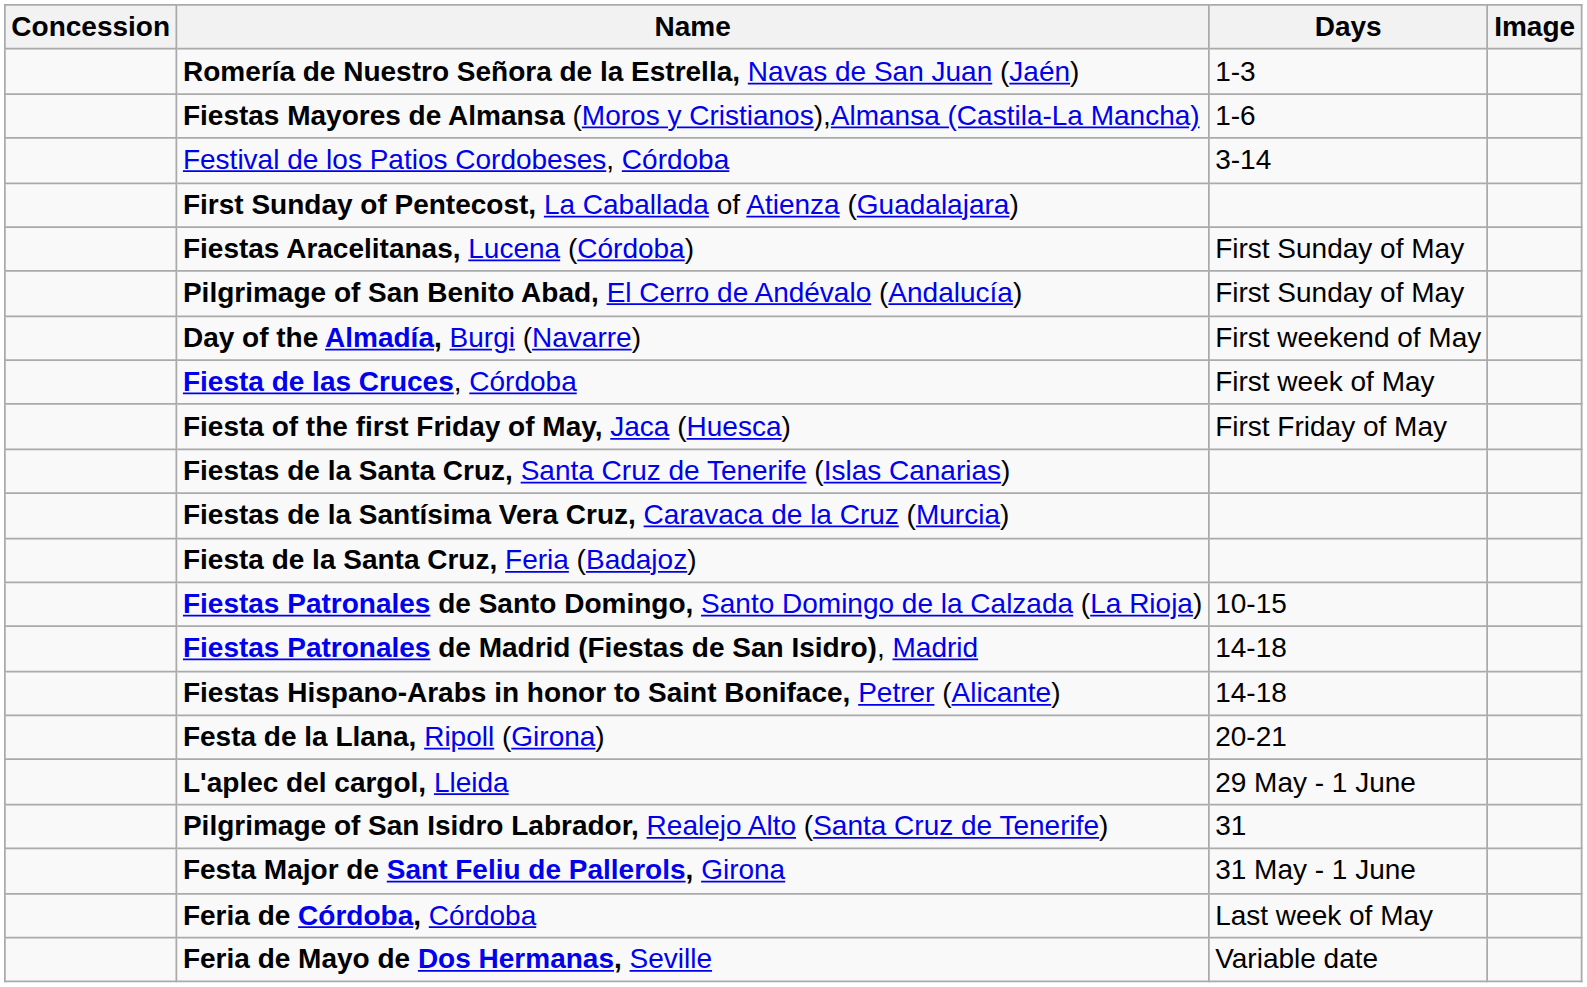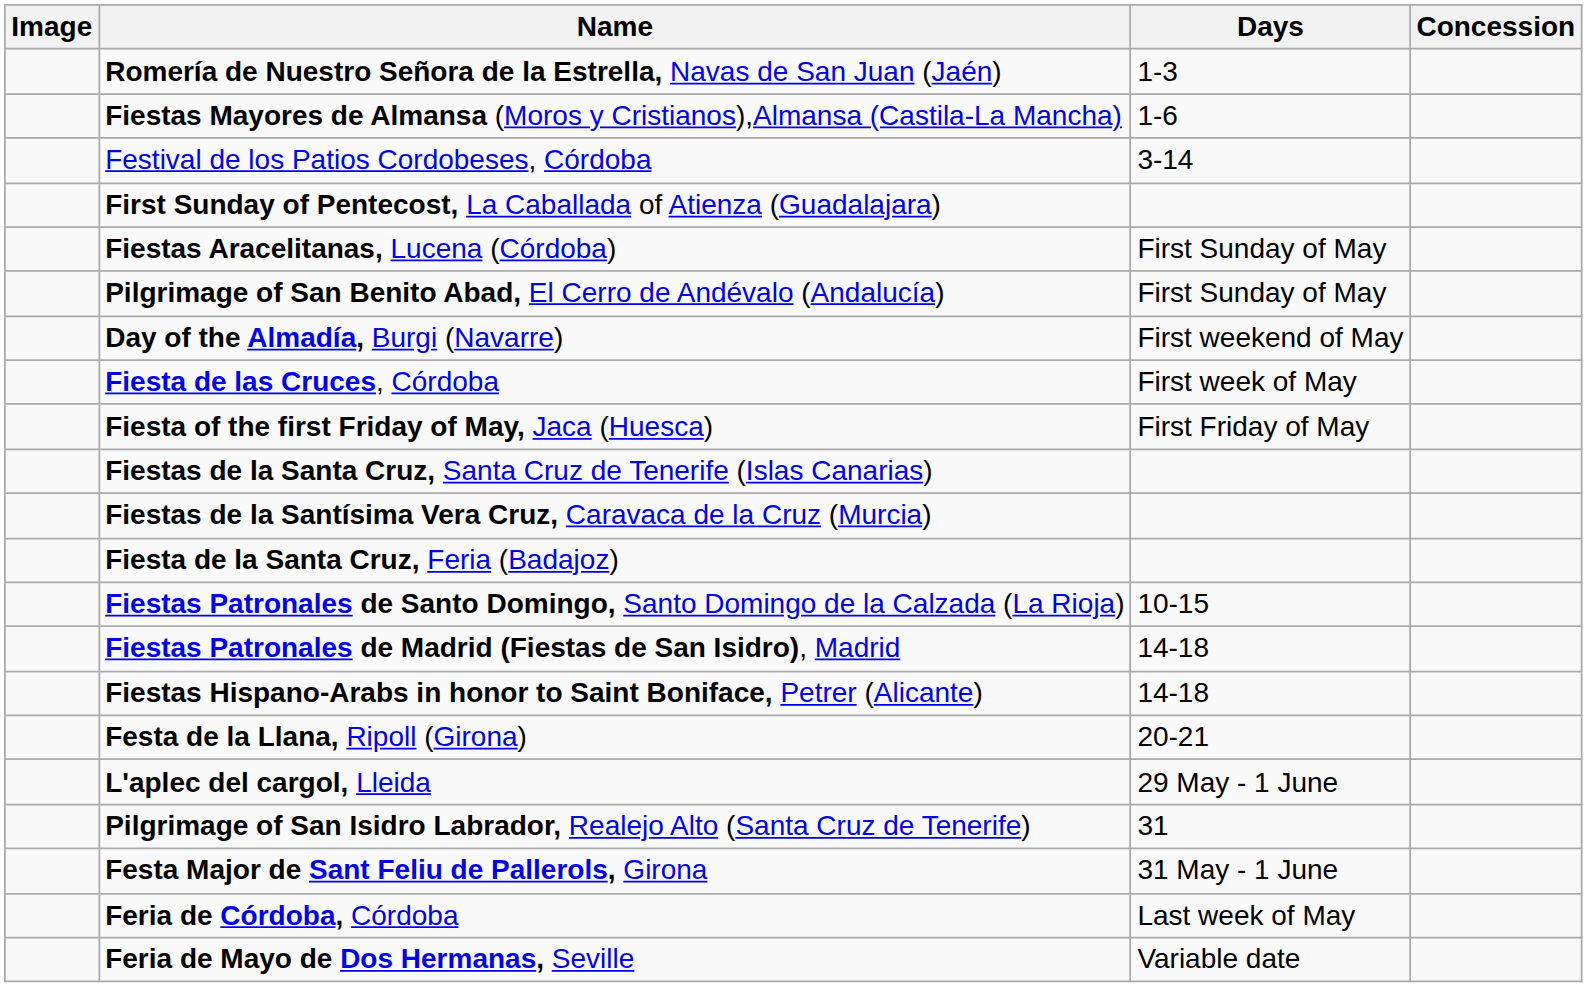columns swapped: (1535, 26) <-> (91, 26)
